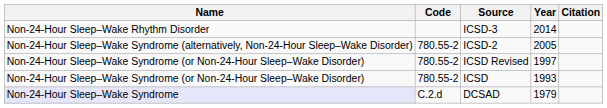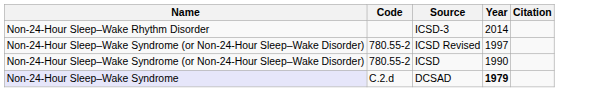- row: (480, 45)
(545, 78) 1993 -> (497, 62) 1990
(545, 95) normal -> (497, 78) bold
